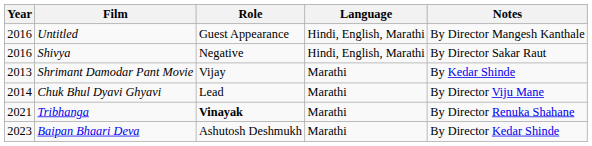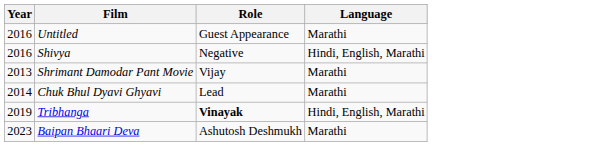- column: (507, 14)
(366, 33) Hindi, English, Marathi -> (327, 33) Marathi
(20, 111) 2021 -> (20, 111) 2019
(327, 111) Marathi -> (366, 111) Hindi, English, Marathi
